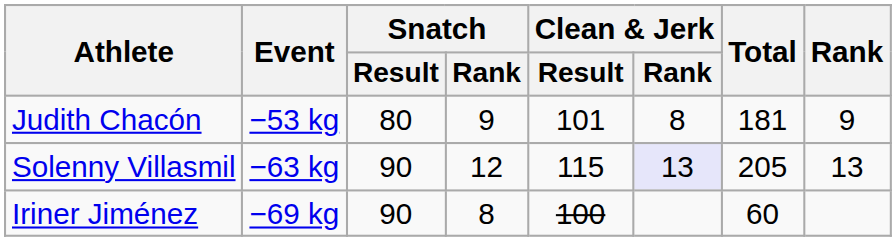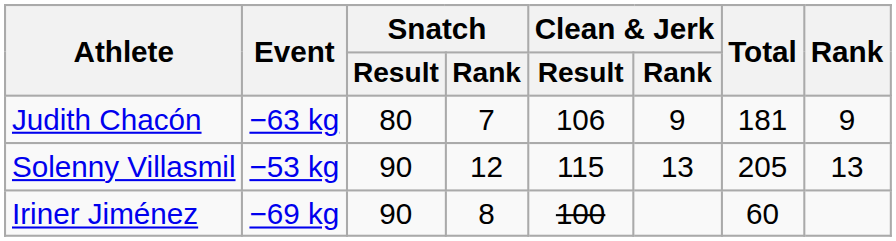(294, 120) −53 kg -> (294, 120) −63 kg
(487, 120) 9 -> (487, 120) 7
(581, 120) 101 -> (581, 120) 106
(677, 120) 8 -> (677, 120) 9
(294, 167) −63 kg -> (294, 167) −53 kg
(677, 167) lavender background -> (677, 167) no background
